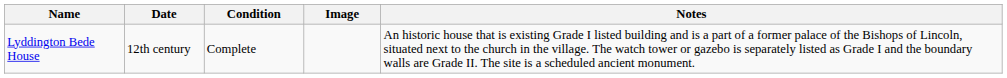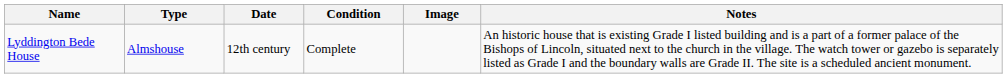+ column: (174, 14)
